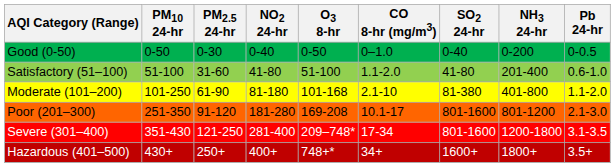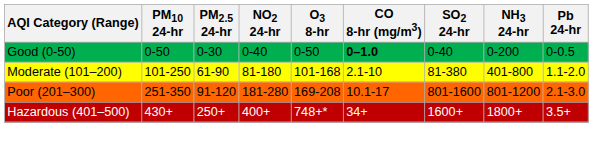(377, 52) normal -> (362, 52) bold
- row: (67, 72)
- row: (58, 132)
